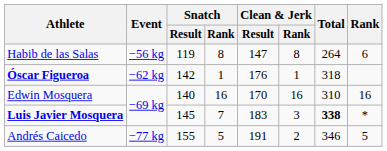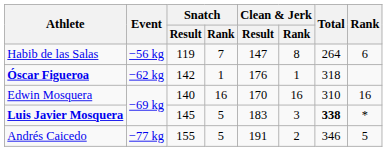(221, 54) 8 -> (221, 54) 7
(221, 116) 7 -> (221, 116) 5
